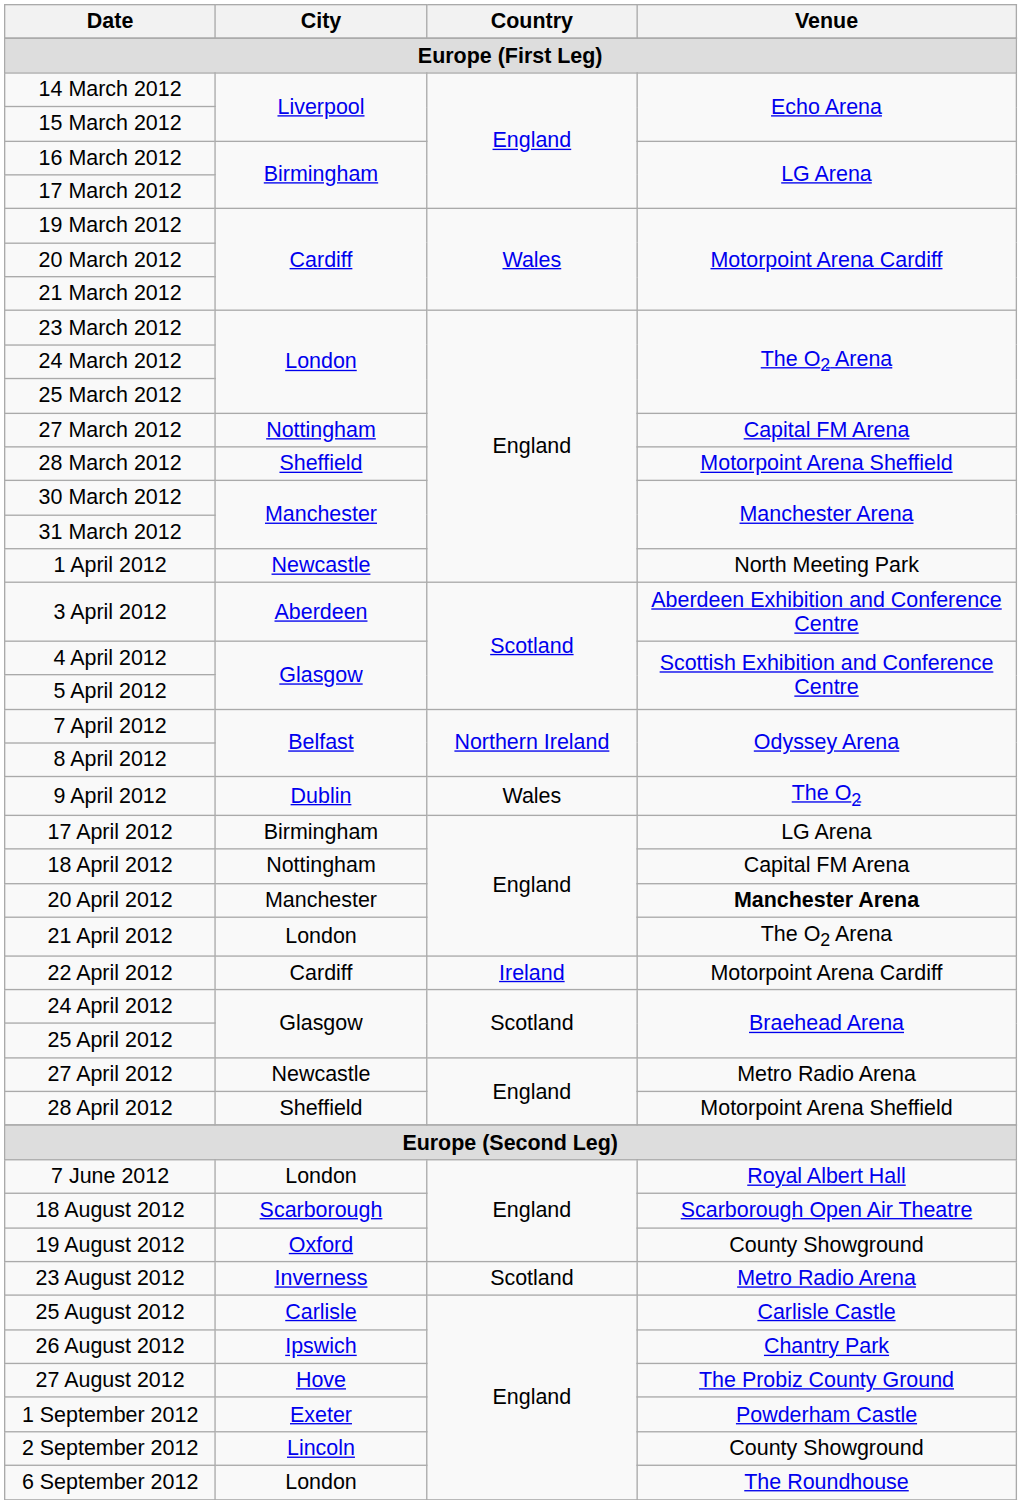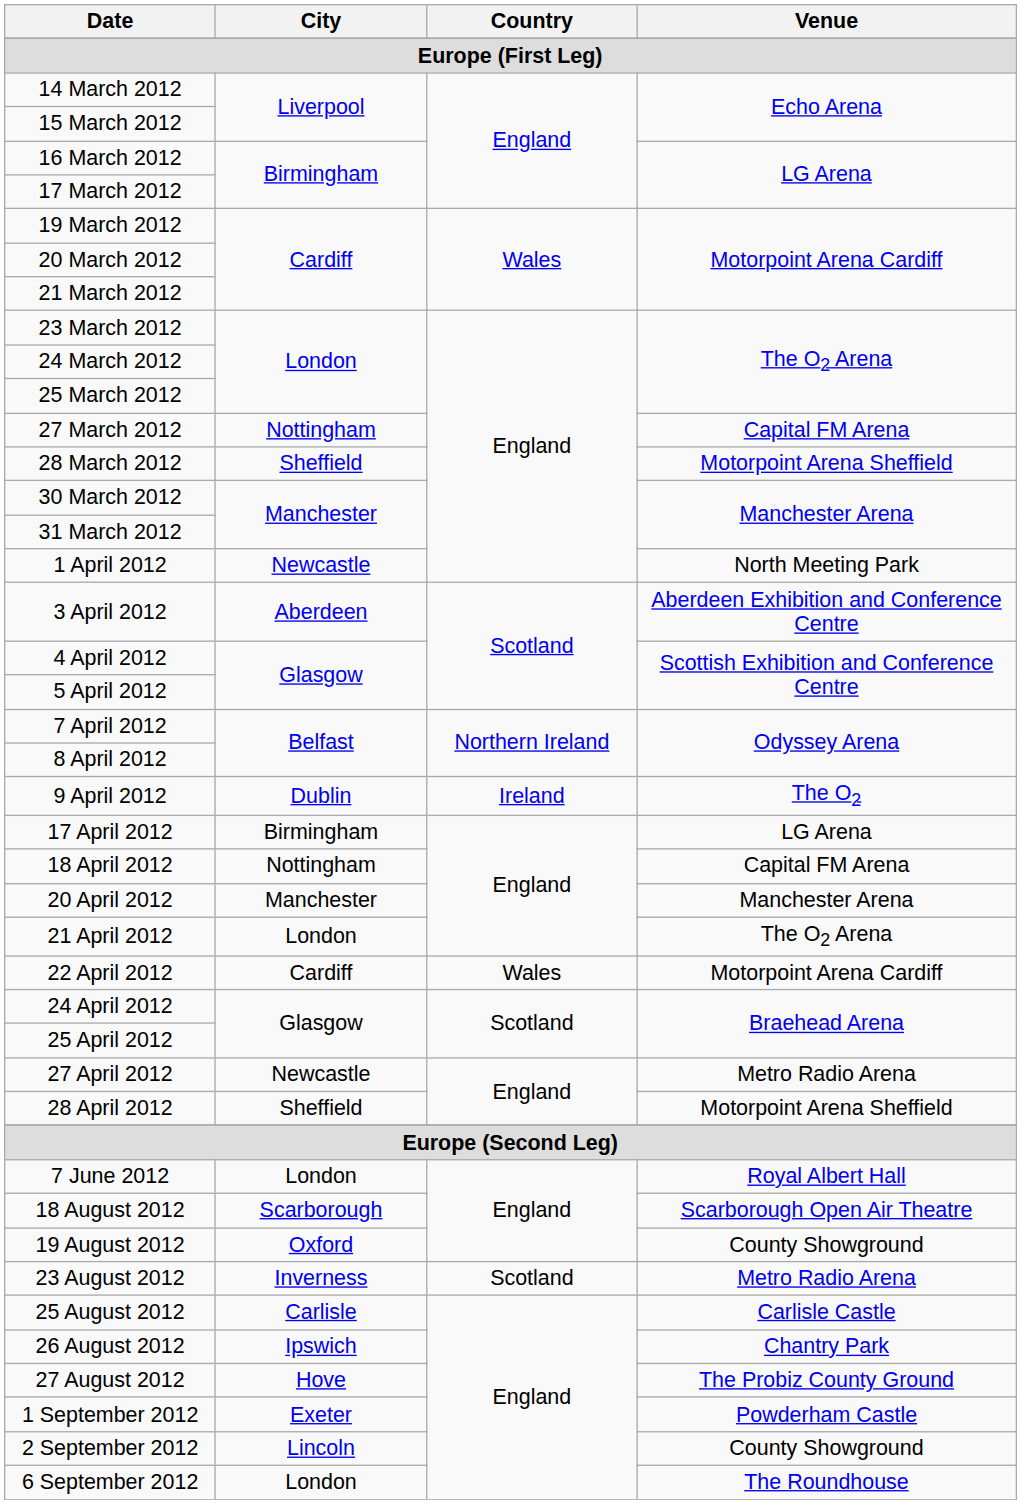(532, 795) Wales -> (532, 795) Ireland
(827, 899) bold -> (826, 899) normal
(532, 972) Ireland -> (532, 972) Wales
